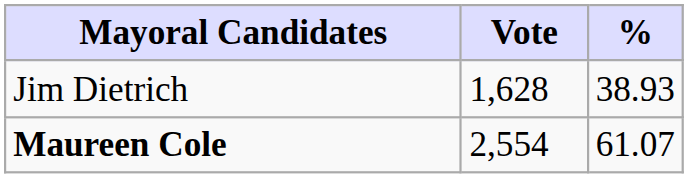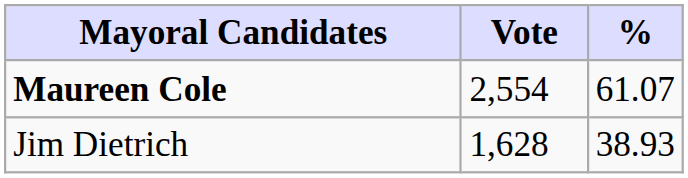rows swapped: (120, 144) <-> (101, 88)
